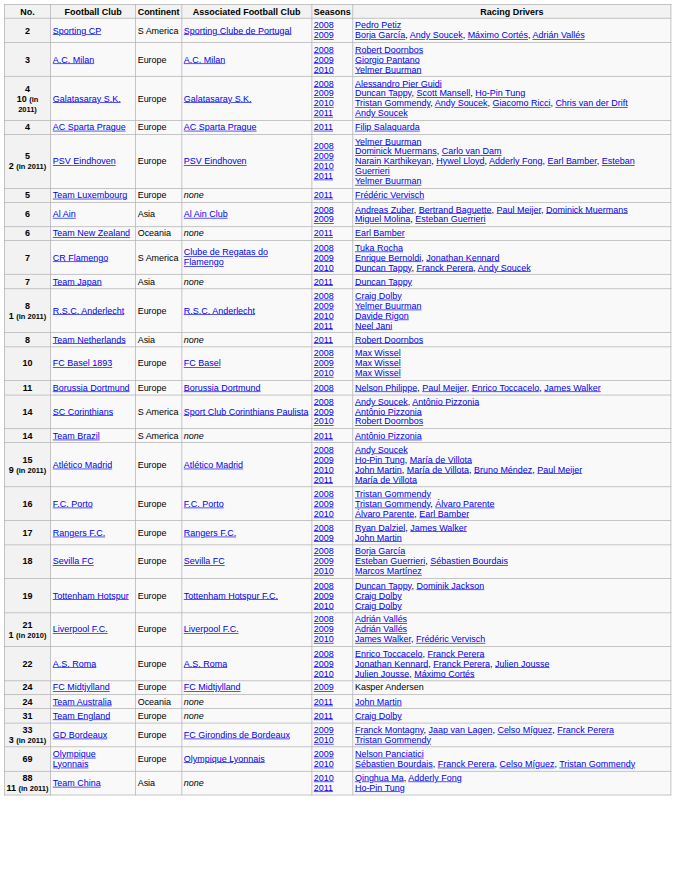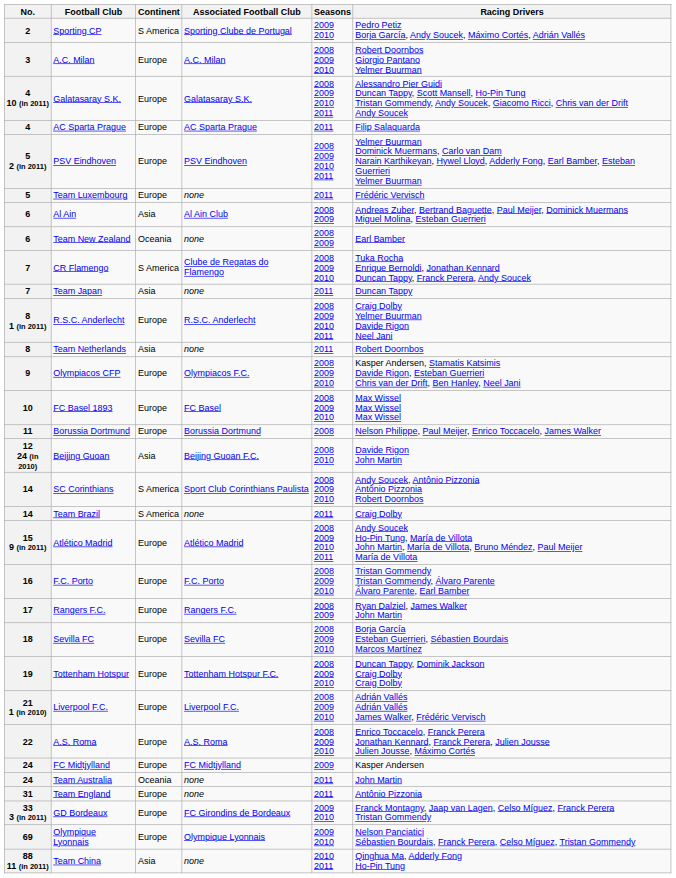(324, 30) 2008 2009 -> (324, 30) 2009 2010
(323, 233) 2011 -> (324, 238) 2008 2009
+ row: (87, 373)
+ row: (81, 455)
(388, 435) Antônio Pizzonia -> (379, 513) Craig Dolby
(378, 715) Craig Dolby -> (389, 793) Antônio Pizzonia
